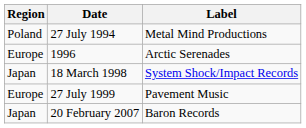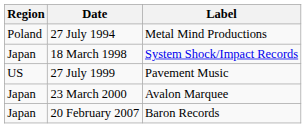- row: (63, 53)
(25, 93) Europe -> (15, 73) US
+ row: (89, 93)
